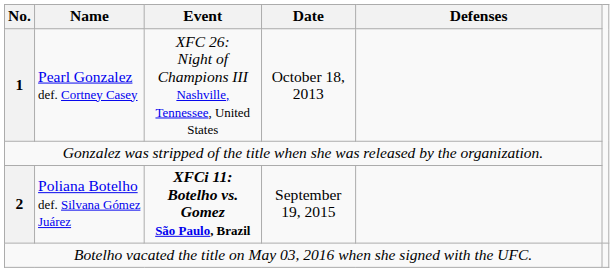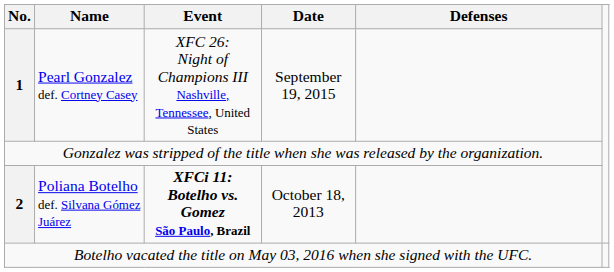(308, 85) October 18, 2013 -> (308, 85) September 19, 2015
(308, 204) September 19, 2015 -> (308, 204) October 18, 2013
